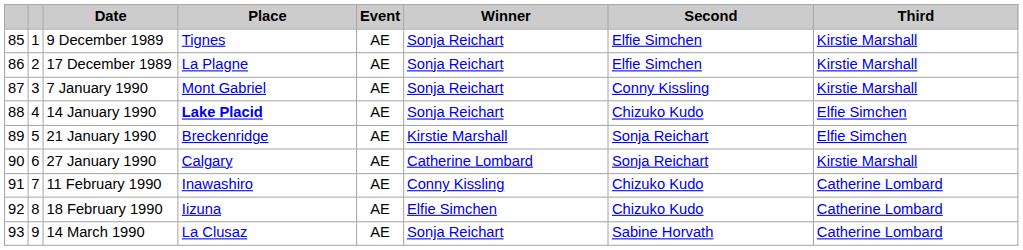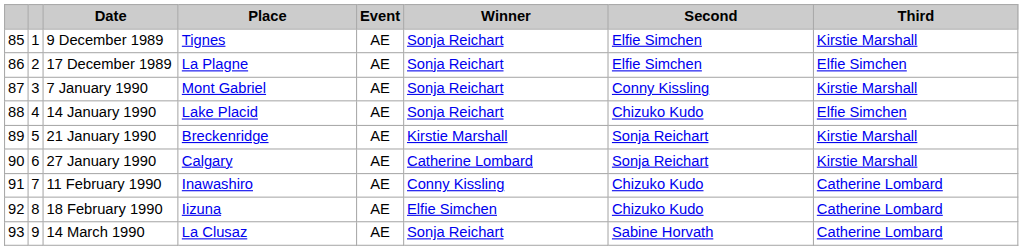(867, 64) Kirstie Marshall -> (862, 64) Elfie Simchen
(222, 112) bold -> (220, 112) normal
(862, 136) Elfie Simchen -> (867, 136) Kirstie Marshall
